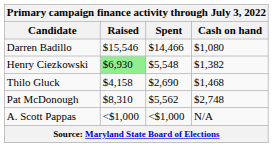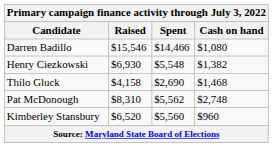(118, 64) lightgreen background -> (126, 64) no background
- row: (41, 116)
+ row: (53, 116)
